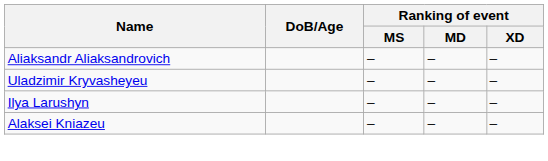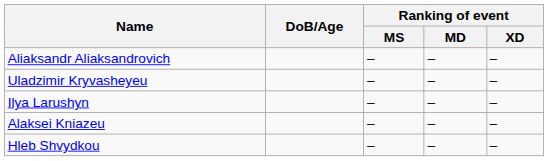+ row: (54, 145)
